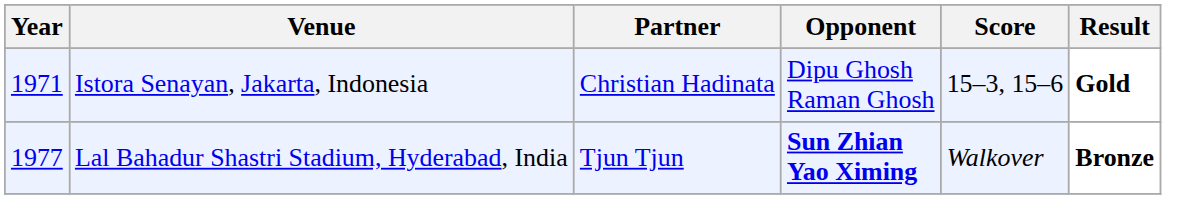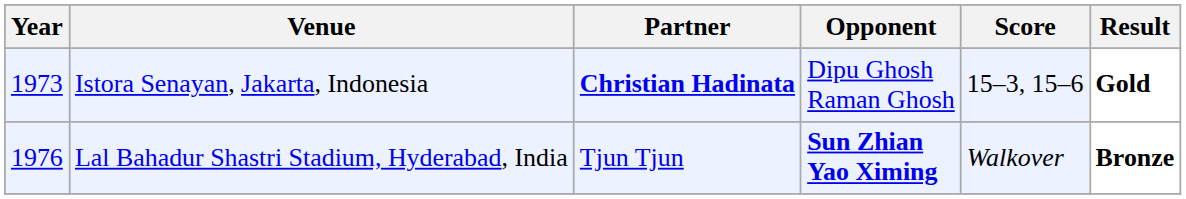(37, 84) 1971 -> (37, 84) 1973
(677, 84) normal -> (687, 84) bold
(37, 157) 1977 -> (37, 157) 1976
